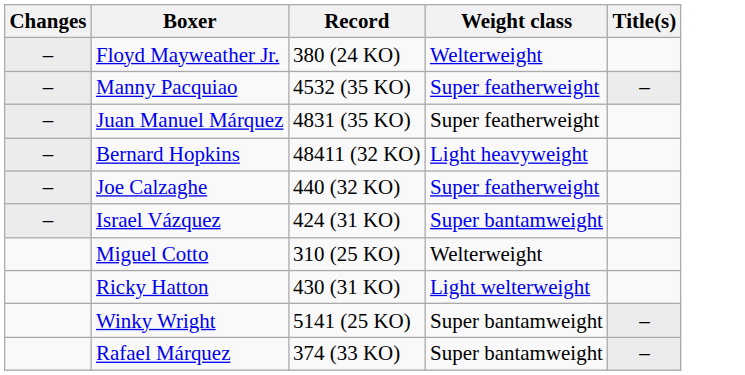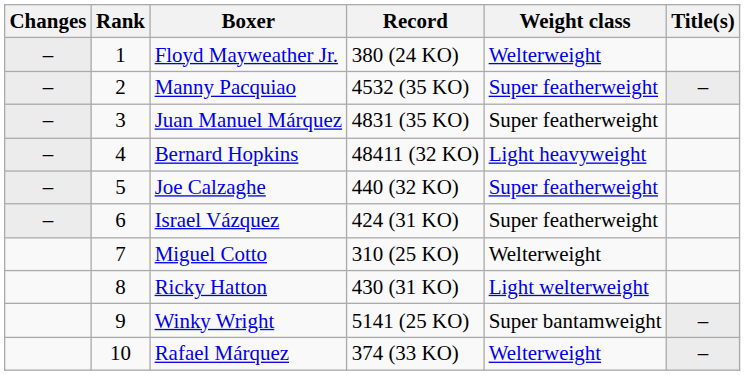+ column: (120, 21)
(516, 220) Super bantamweight -> (573, 220) Super featherweight
(516, 353) Super bantamweight -> (545, 353) Welterweight
